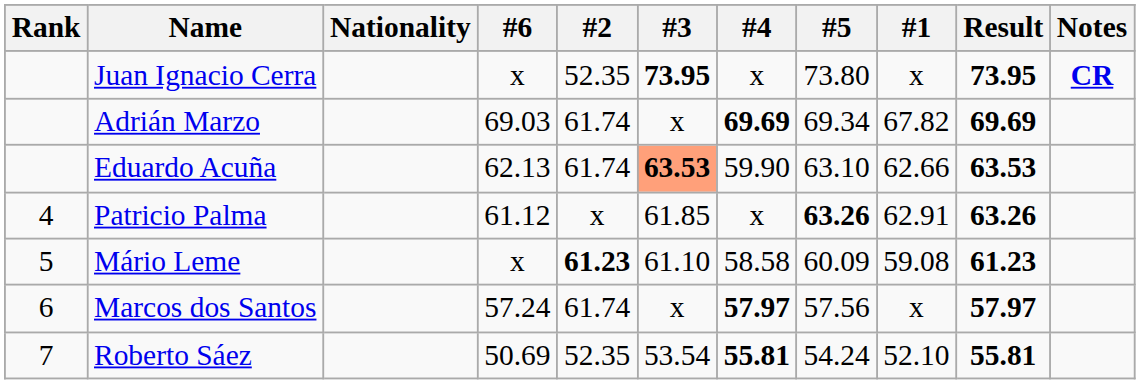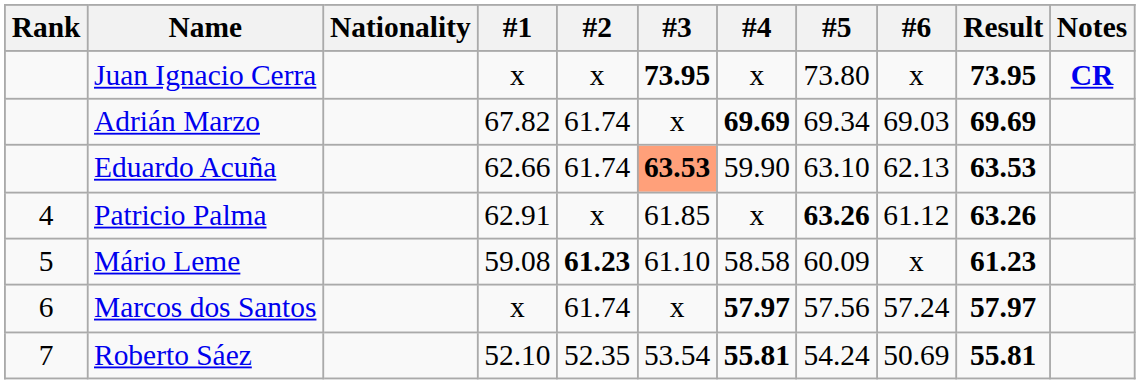columns swapped: (916, 27) <-> (517, 27)
(597, 74) 52.35 -> (597, 74) x
